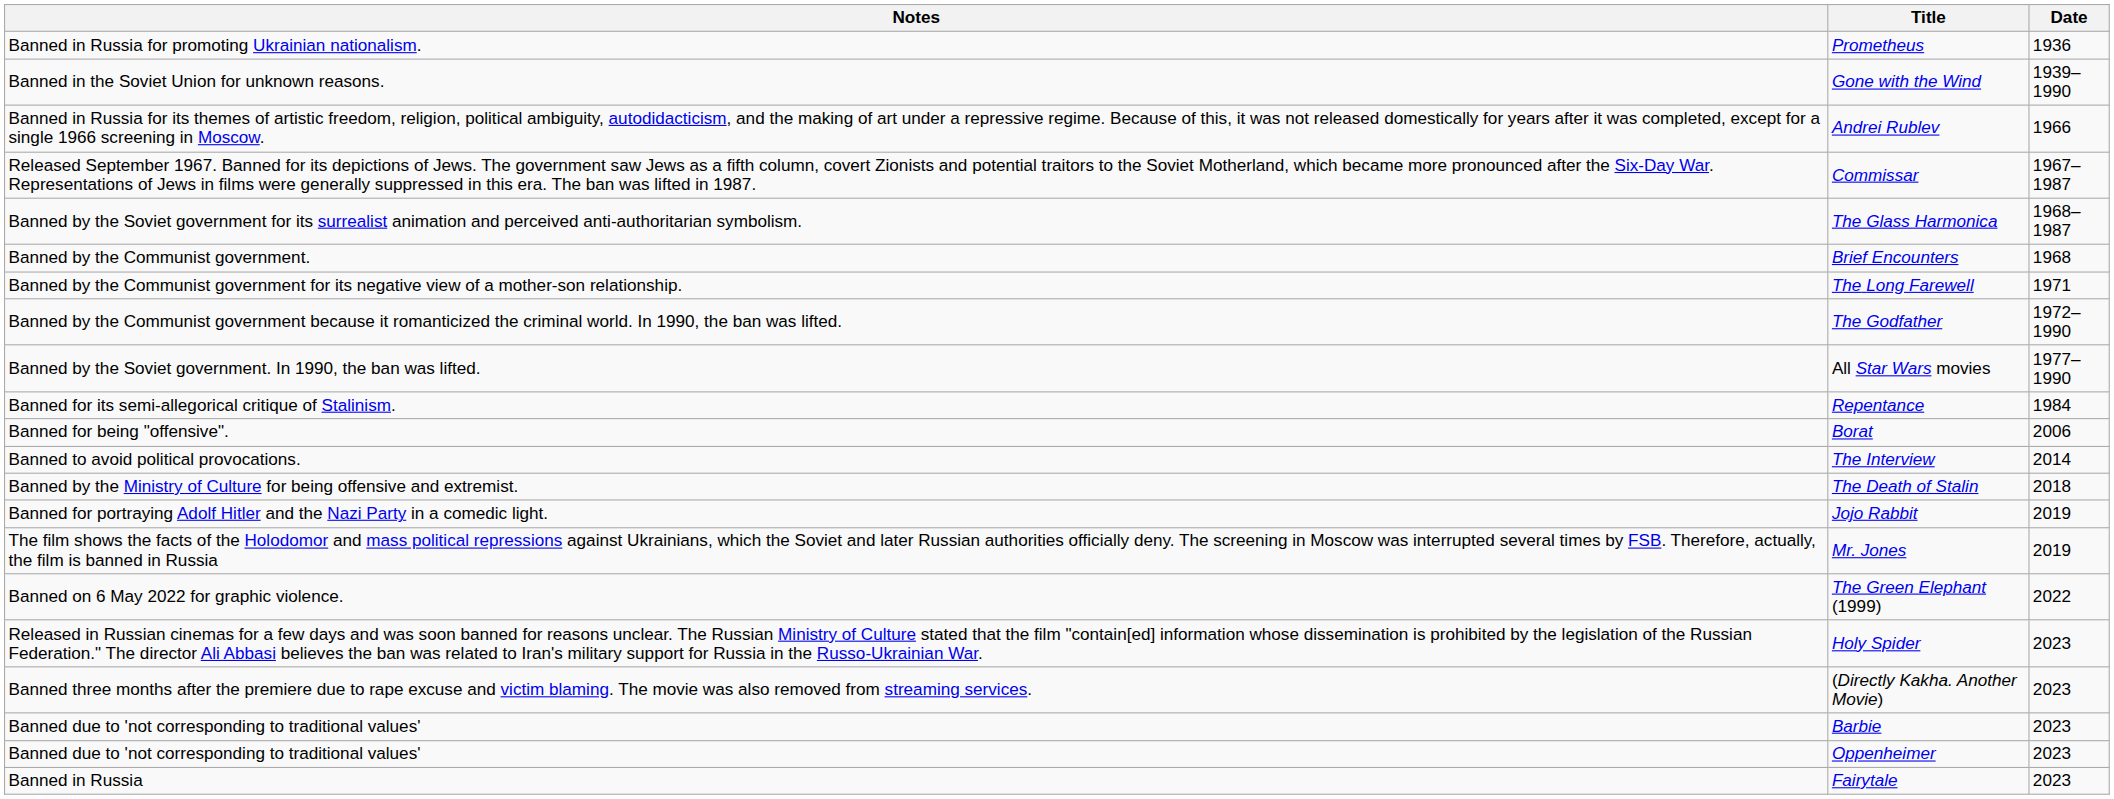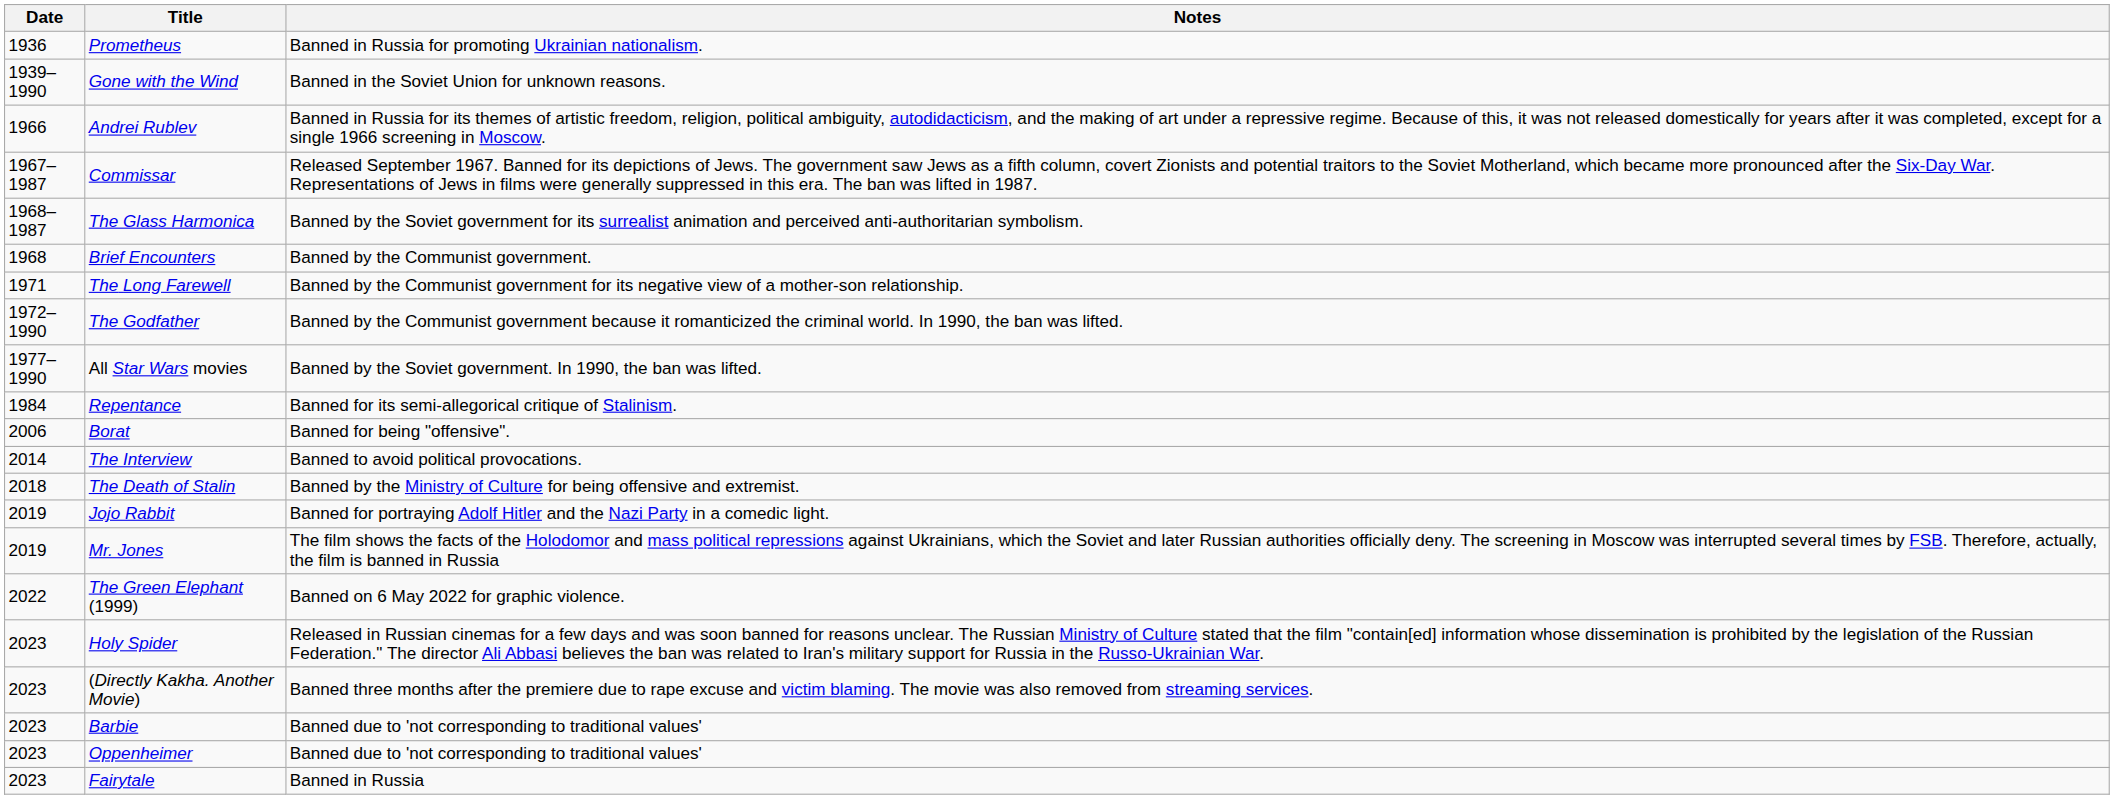columns swapped: (2069, 18) <-> (916, 18)
